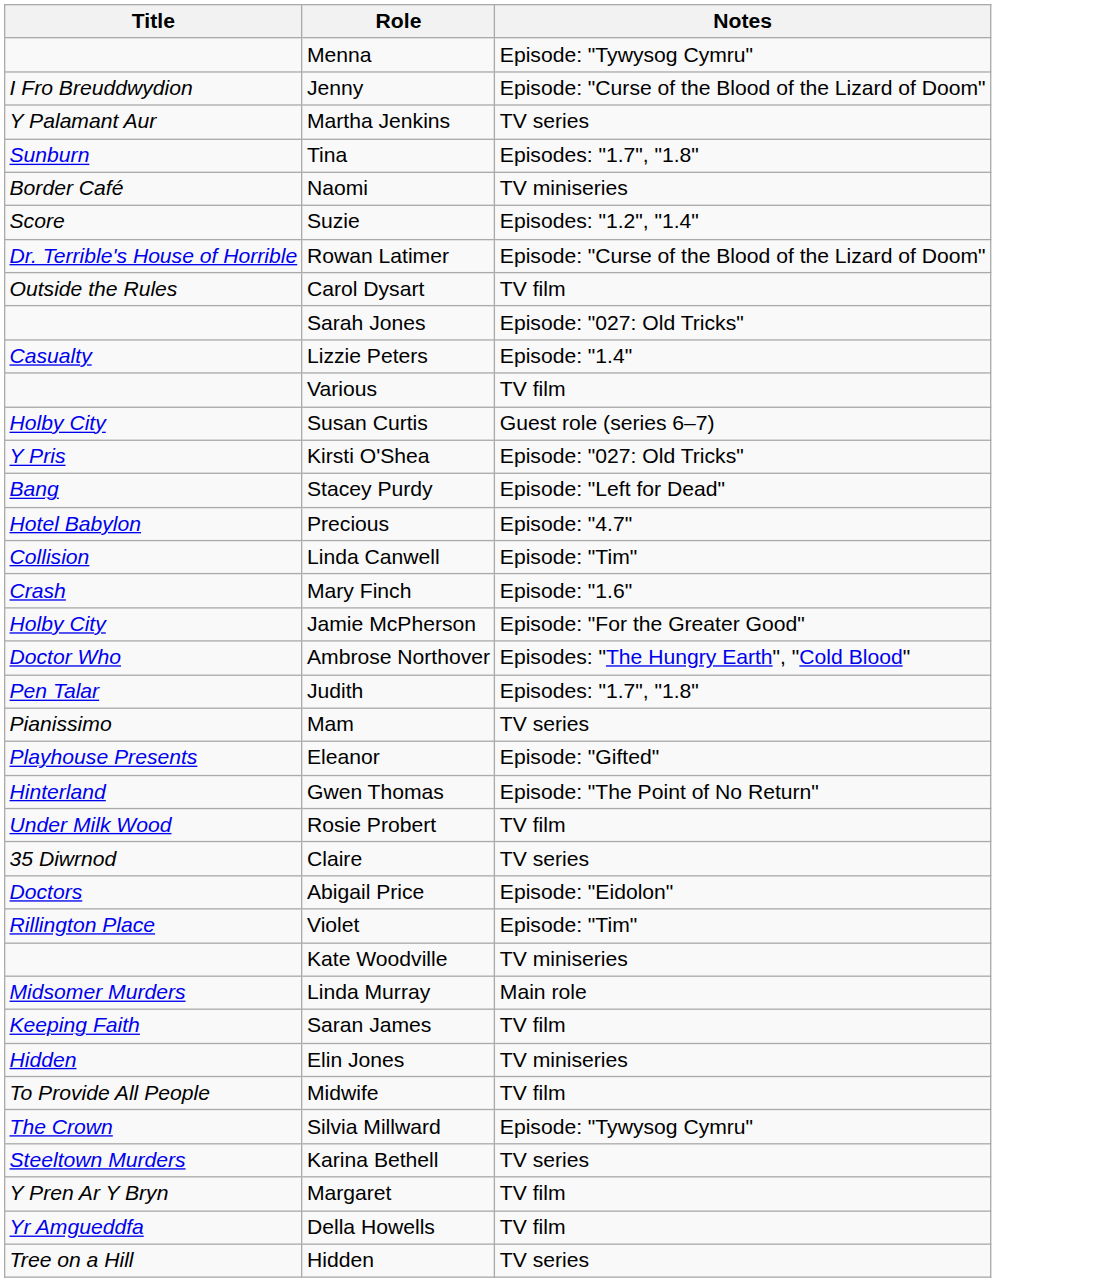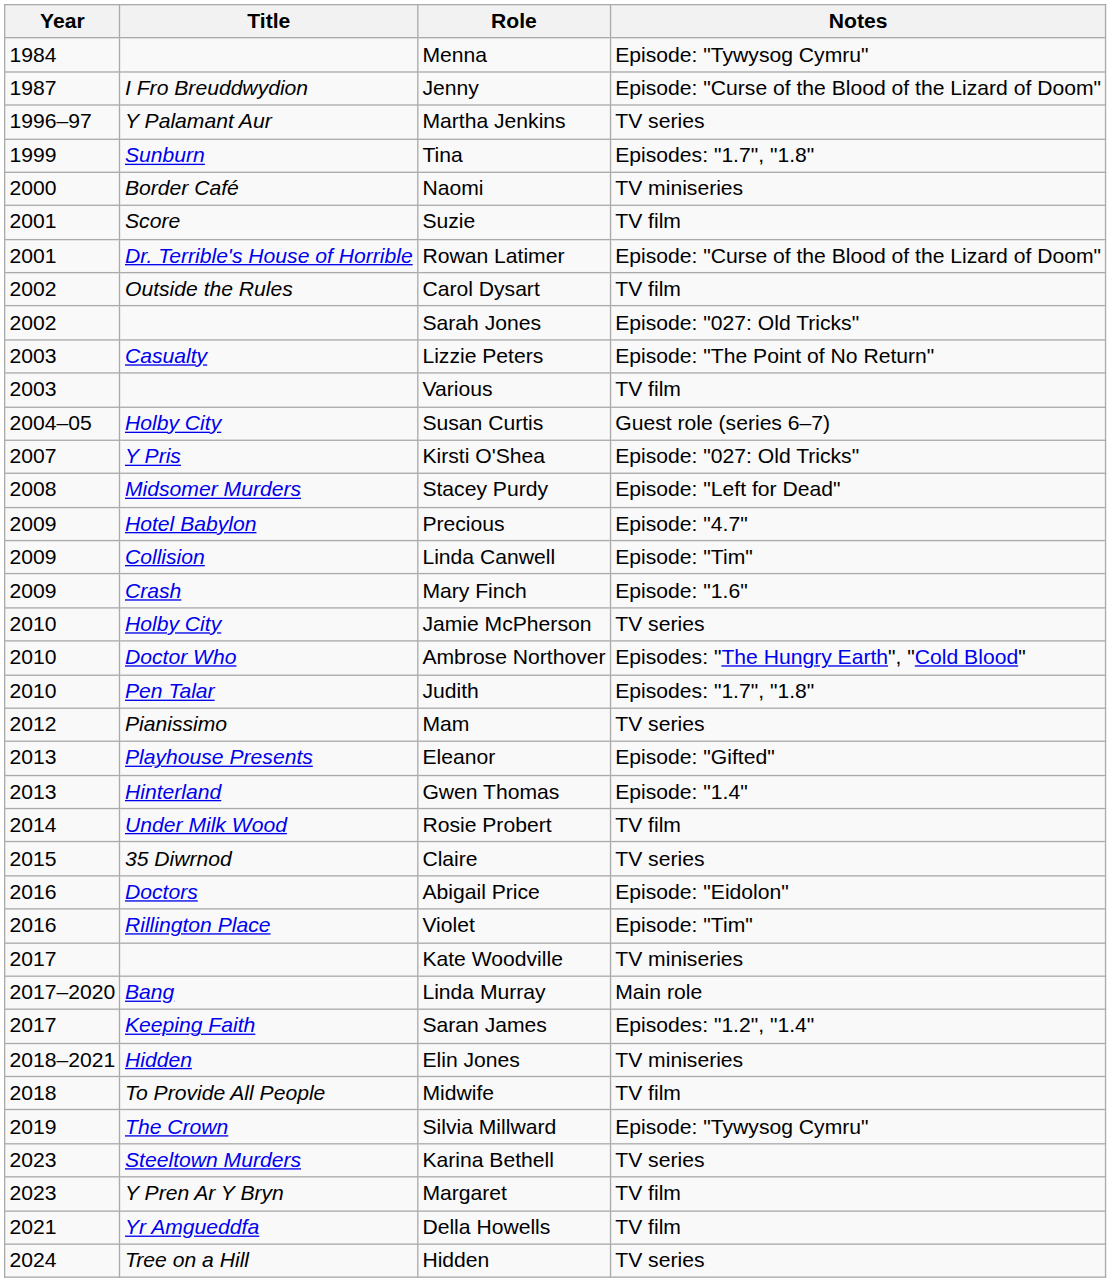+ column: (62, 21)
(599, 222) Episodes: "1.2", "1.4" -> (648, 222) TV film
(566, 356) Episode: "1.4" -> (775, 356) Episode: "The Point of No Return"
(34, 490) Bang -> (213, 490) Midsomer Murders
(652, 624) Episode: "For the Greater Good" -> (660, 624) TV series
(659, 791) Episode: "The Point of No Return" -> (681, 791) Episode: "1.4"
(98, 992) Midsomer Murders -> (150, 992) Bang
(533, 1026) TV film -> (715, 1026) Episodes: "1.2", "1.4"
